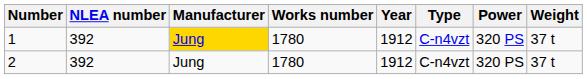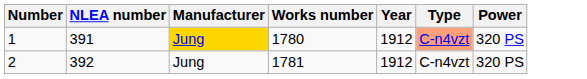- column: (555, 16)
(82, 39) 392 -> (82, 39) 391
(444, 39) no background -> (444, 39) lightsalmon background
(288, 62) 1780 -> (288, 62) 1781
